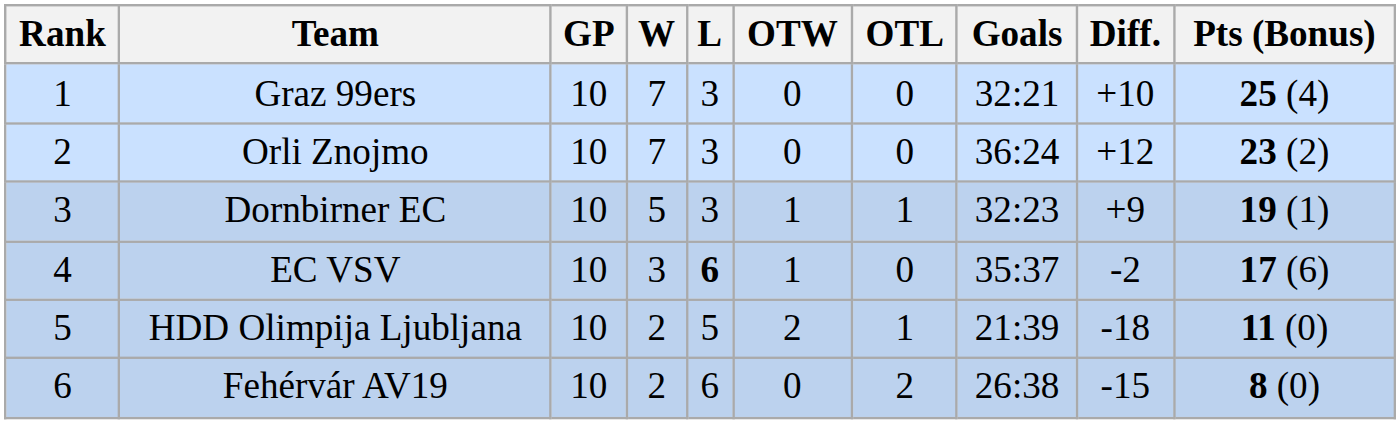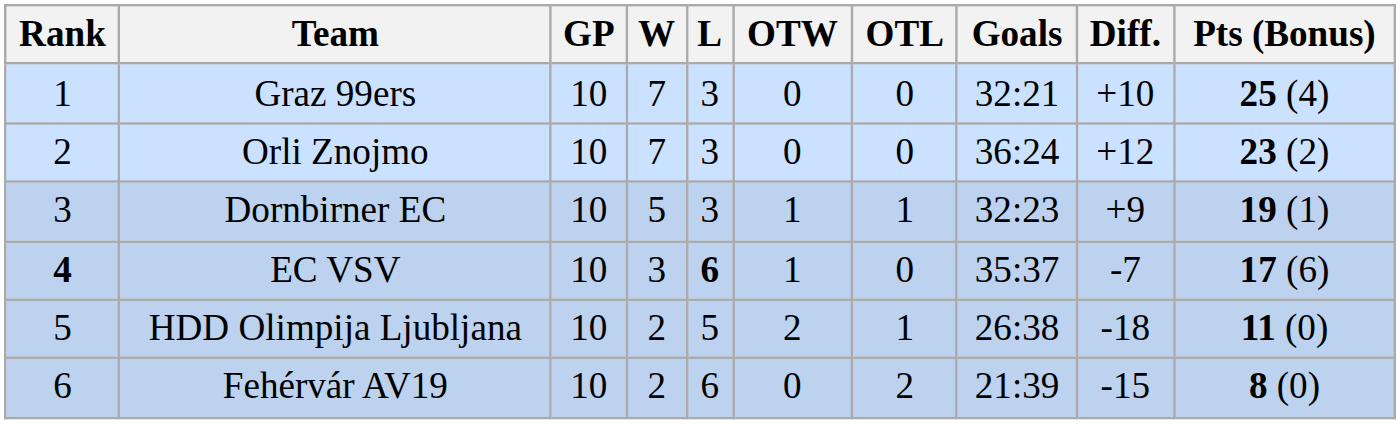(62, 269) normal -> (62, 269) bold
(1125, 269) -2 -> (1125, 269) -7
(1017, 328) 21:39 -> (1017, 328) 26:38
(1017, 387) 26:38 -> (1017, 387) 21:39
